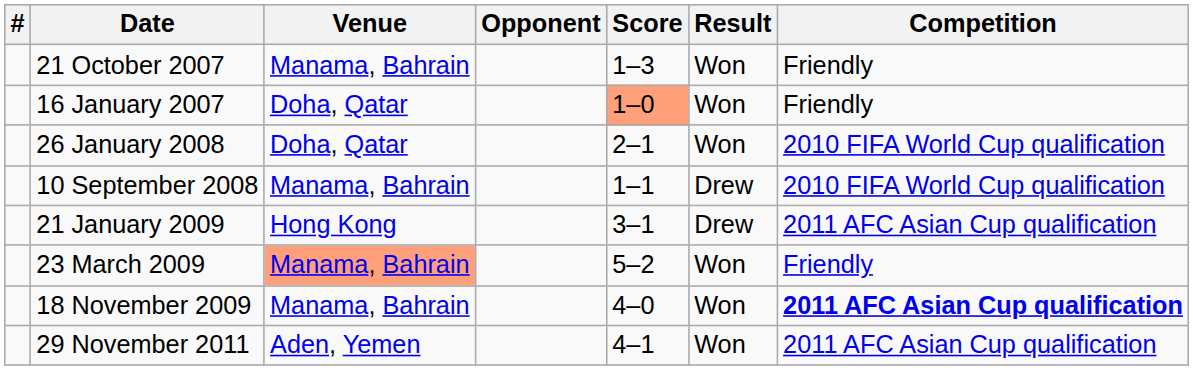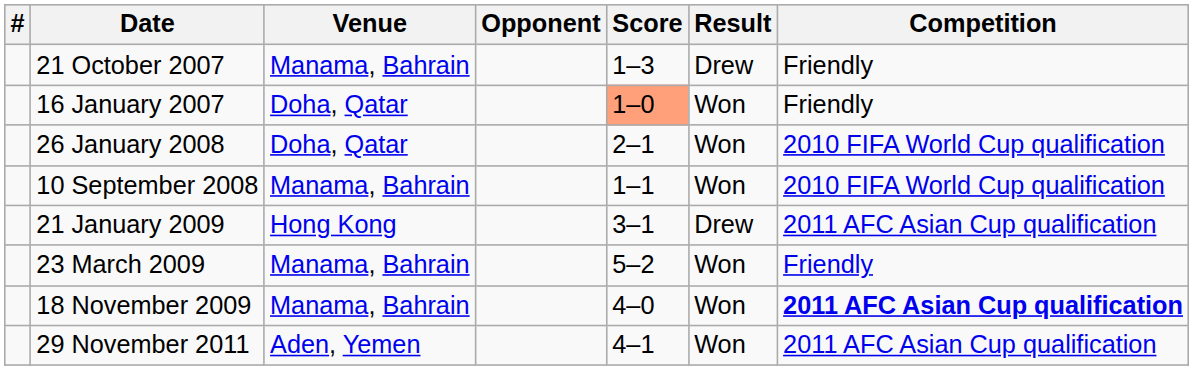(720, 64) Won -> (724, 64) Drew
(724, 184) Drew -> (720, 184) Won
(370, 265) lightsalmon background -> (370, 265) no background
